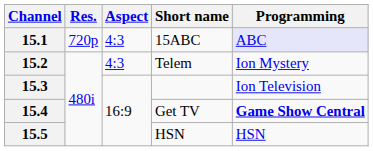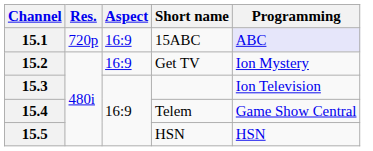(115, 39) 4:3 -> (118, 39) 16:9
(115, 63) 4:3 -> (118, 63) 16:9
(173, 63) Telem -> (177, 63) Get TV
(177, 110) Get TV -> (173, 110) Telem
(300, 110) bold -> (296, 110) normal
